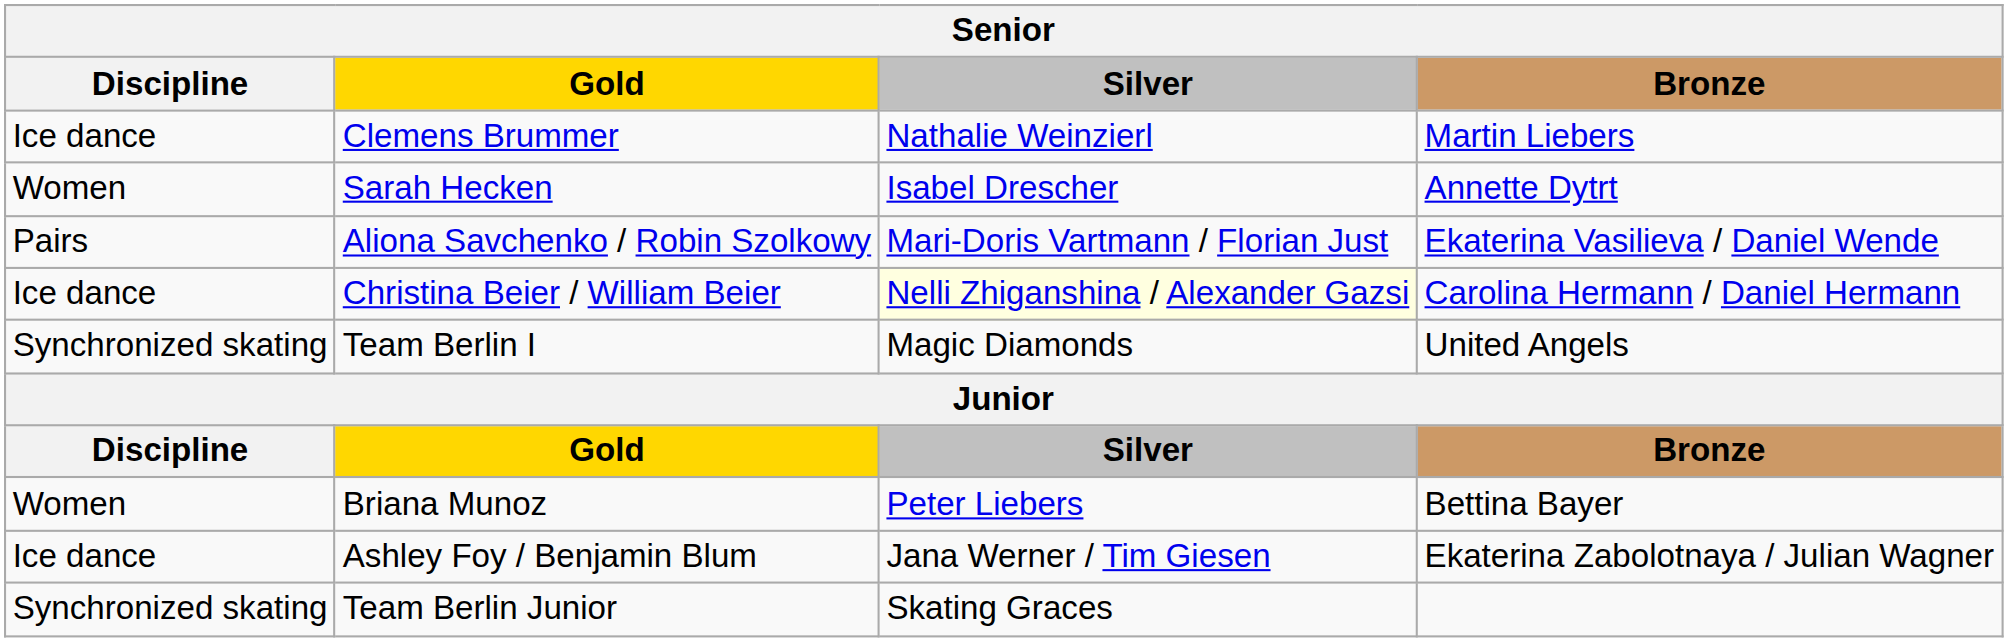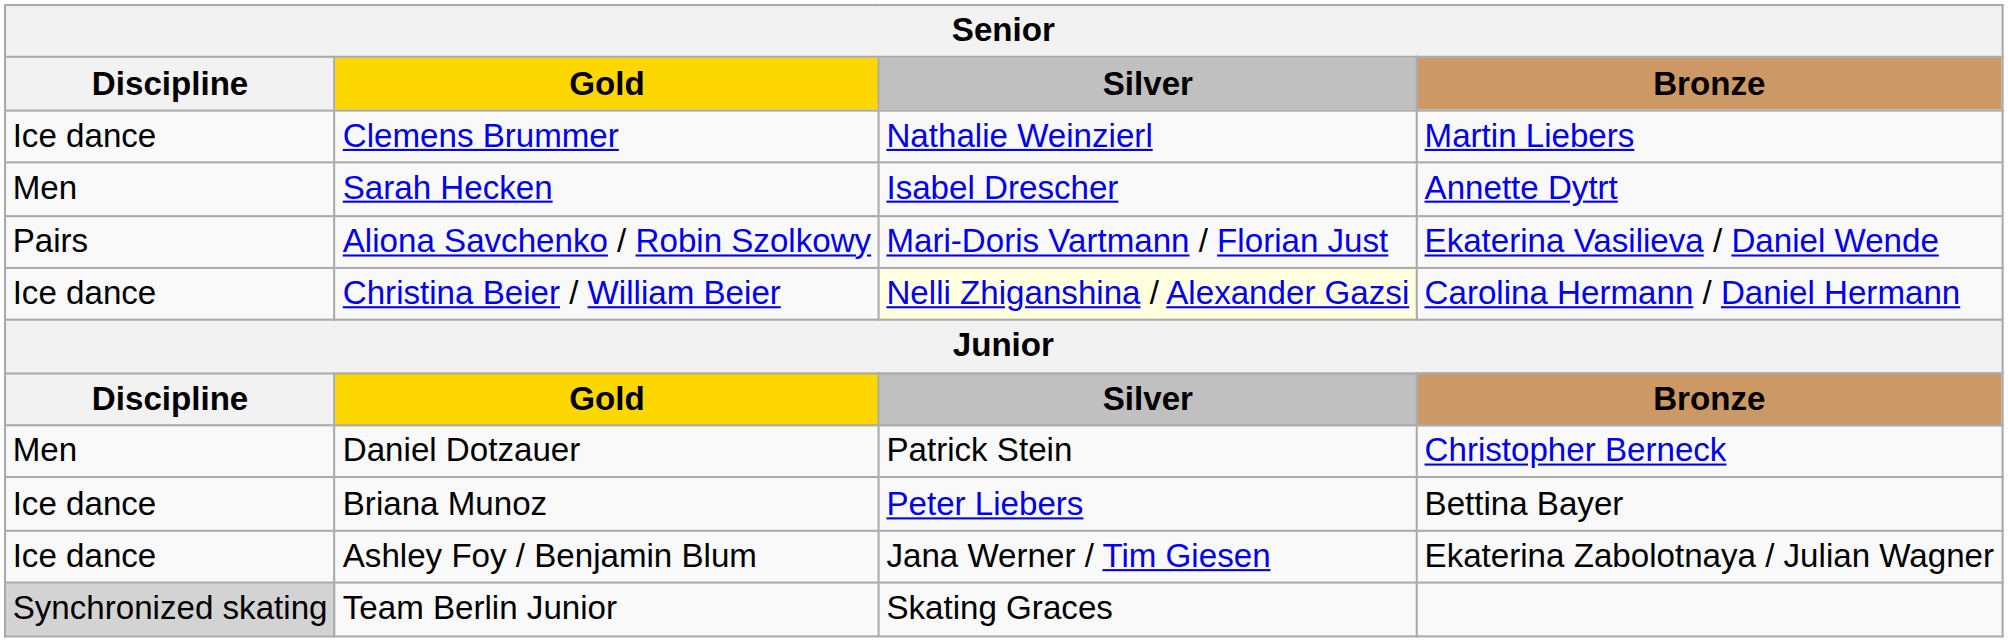(69, 188) Women -> (45, 188) Men
- row: (439, 345)
+ row: (462, 450)
(69, 503) Women -> (84, 503) Ice dance
(170, 608) no background -> (170, 608) lightgrey background
